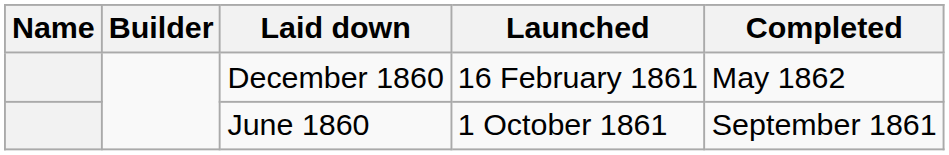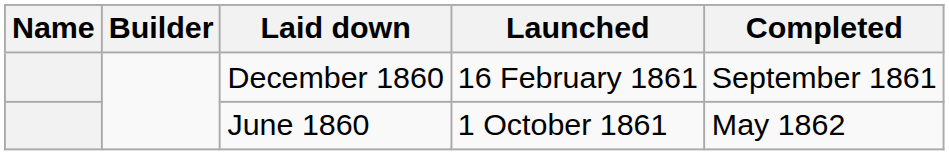(779, 76) May 1862 -> (824, 76) September 1861
(824, 125) September 1861 -> (779, 125) May 1862
